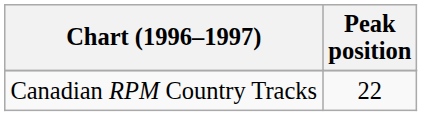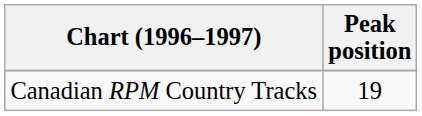(370, 90) 22 -> (370, 90) 19
